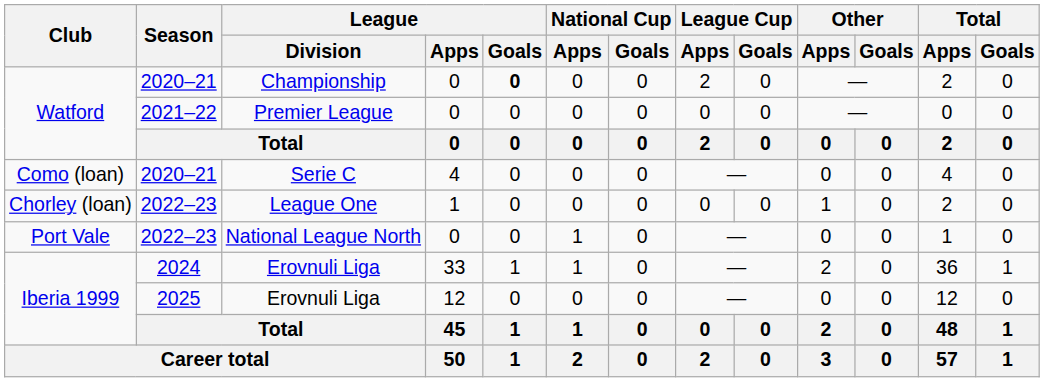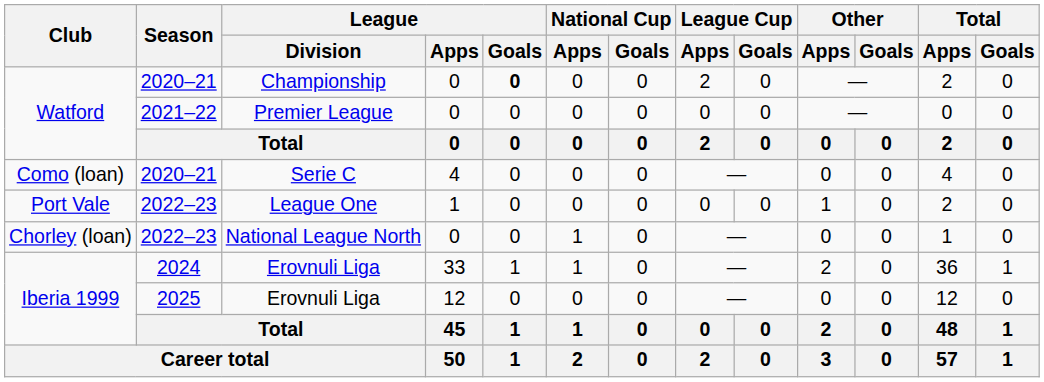(70, 205) Chorley (loan) -> (70, 205) Port Vale
(70, 236) Port Vale -> (70, 236) Chorley (loan)
